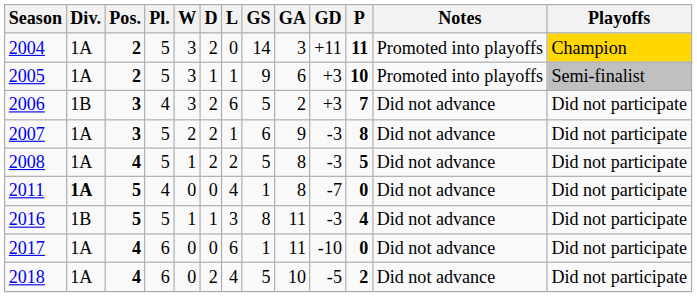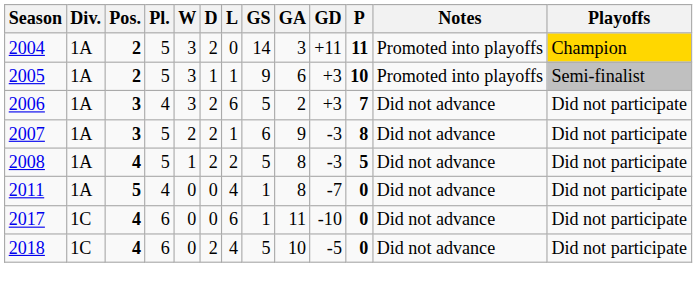(81, 104) 1B -> (81, 104) 1A
(81, 190) bold -> (81, 190) normal
- row: (27, 219)
(81, 248) 1A -> (81, 219) 1C
(81, 276) 1A -> (81, 248) 1C
(364, 276) 2 -> (364, 248) 0
